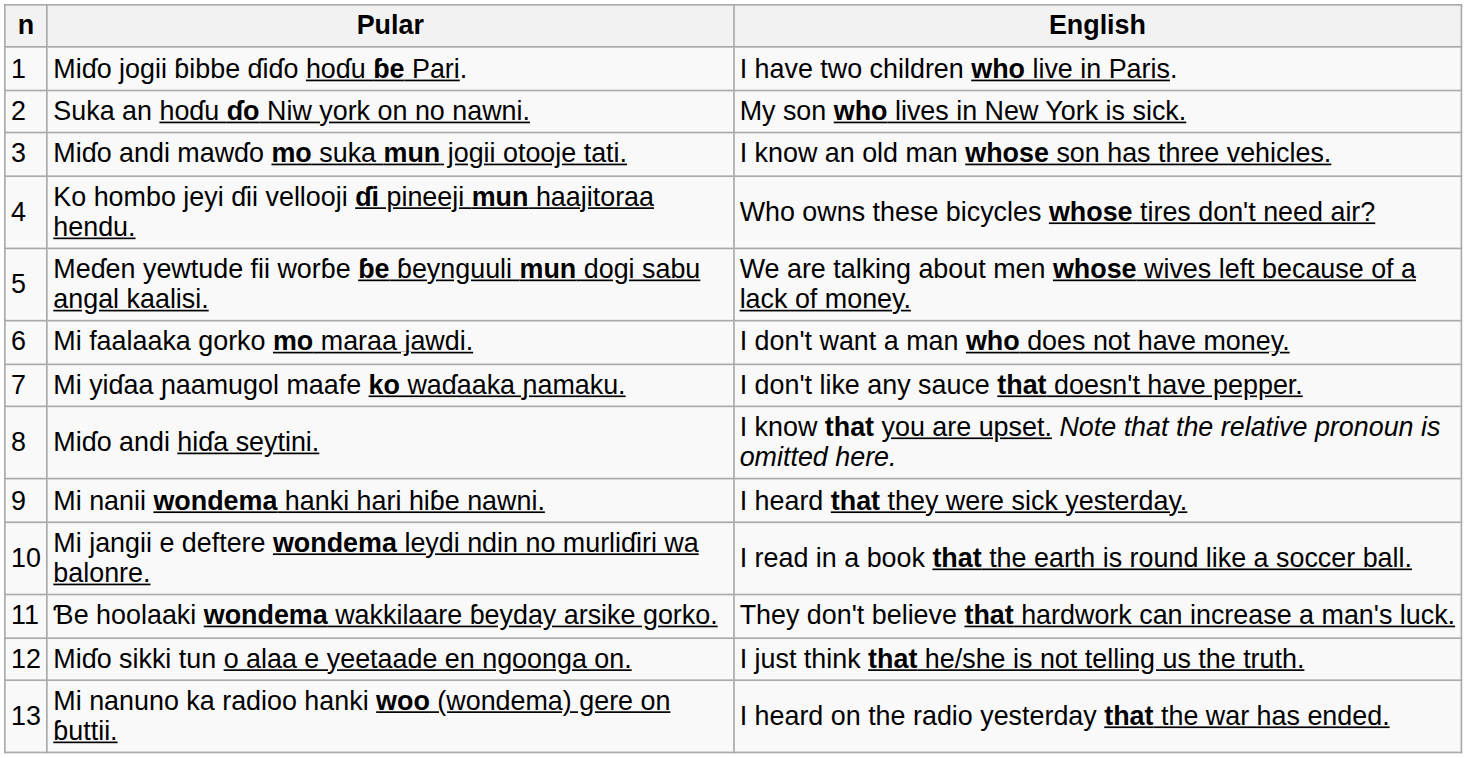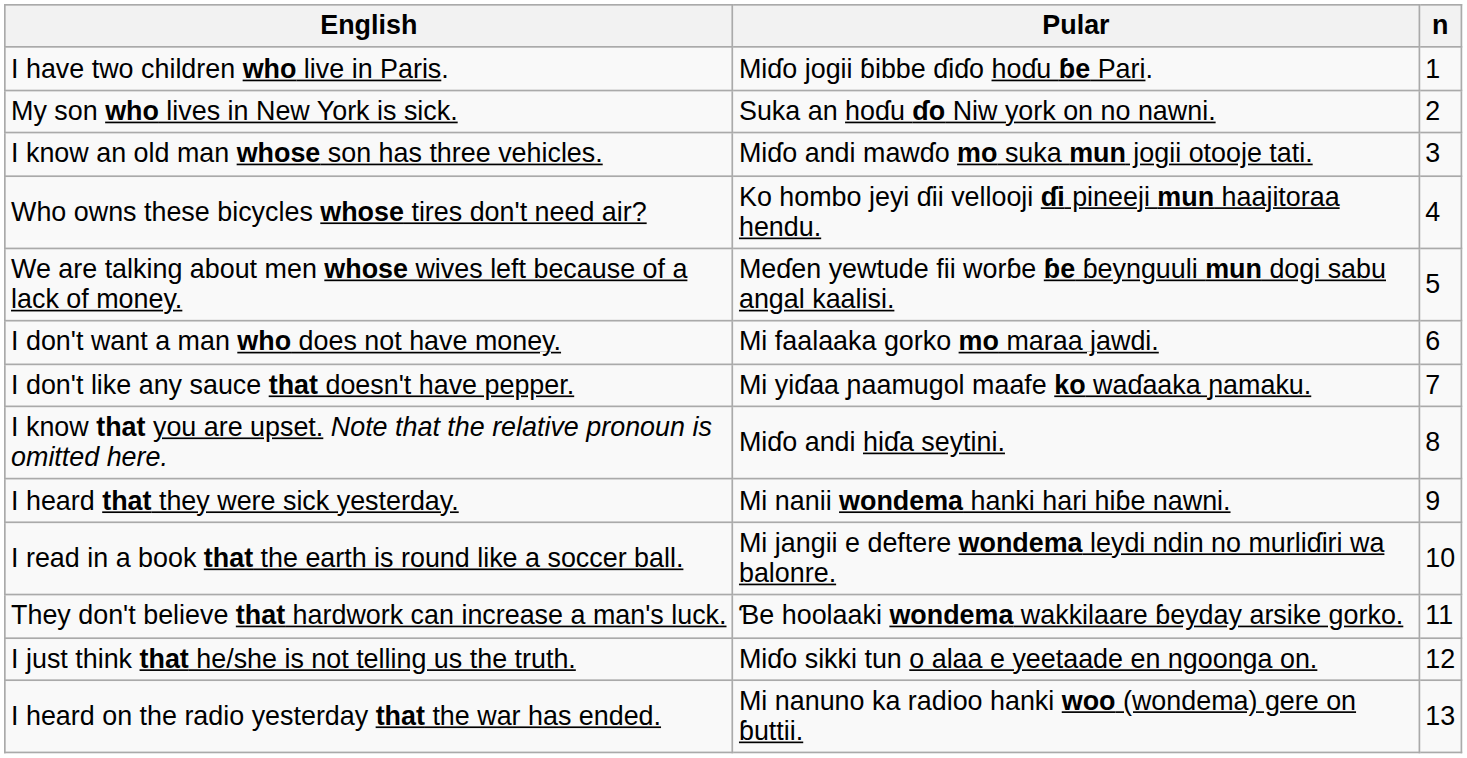columns swapped: (26, 25) <-> (1097, 25)
